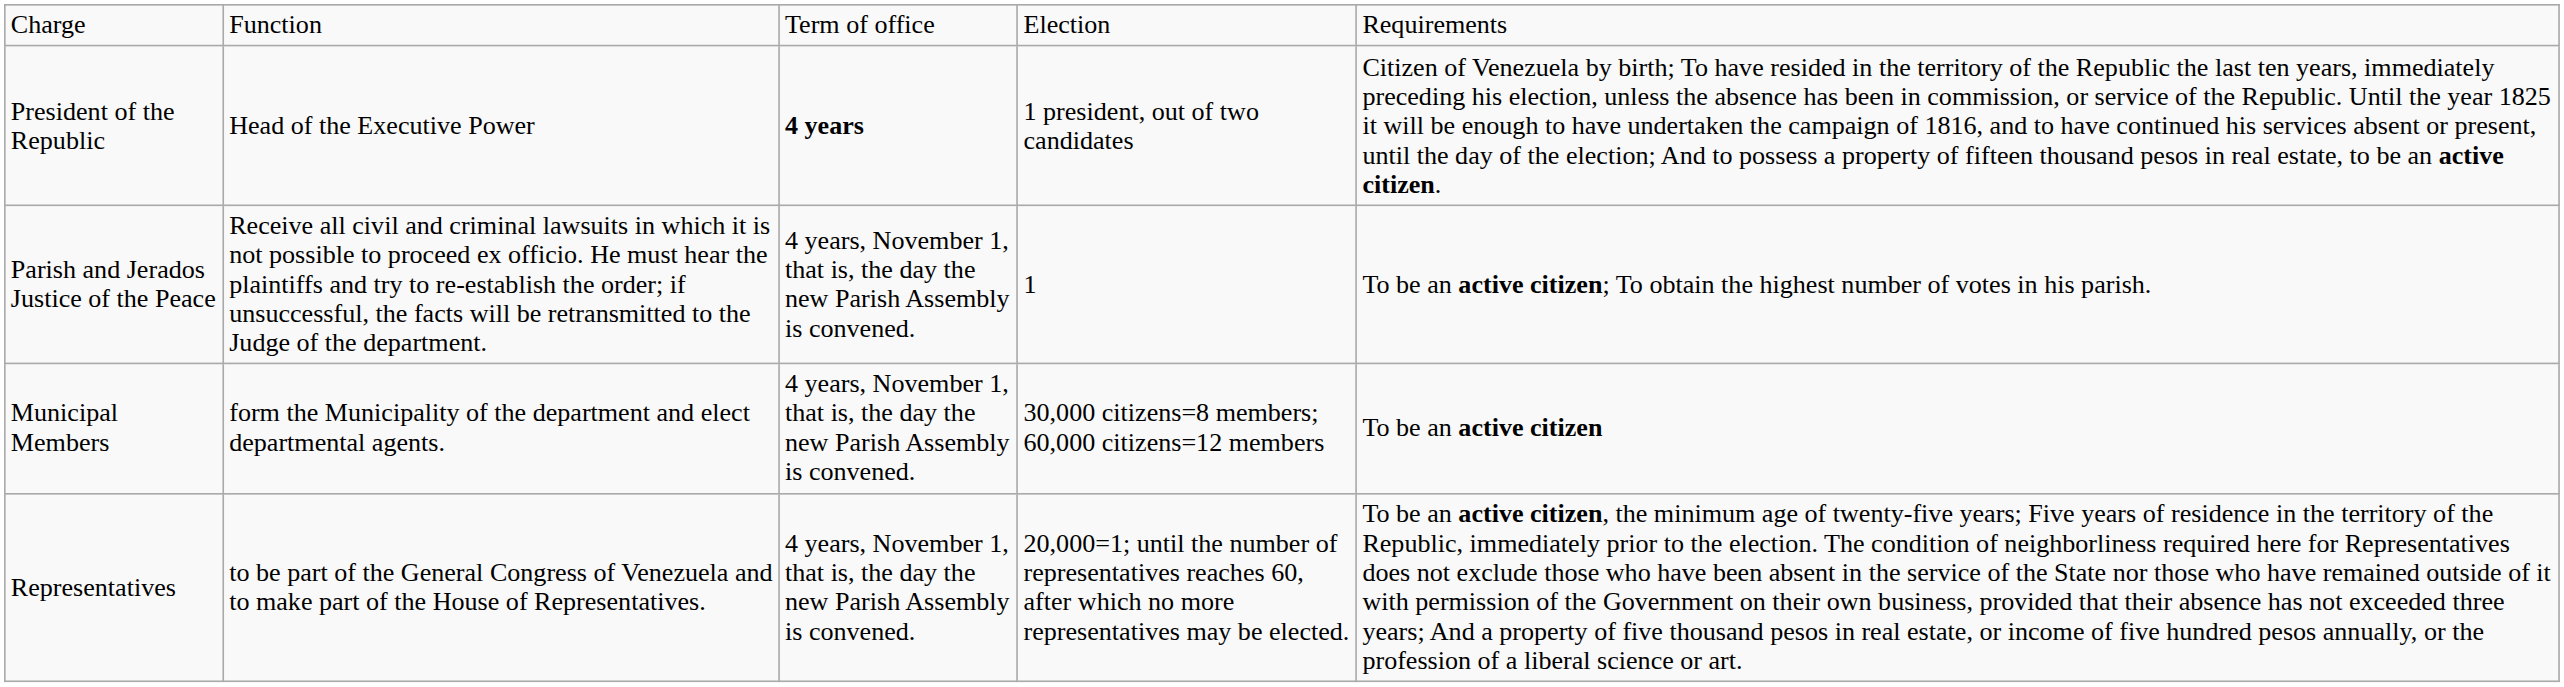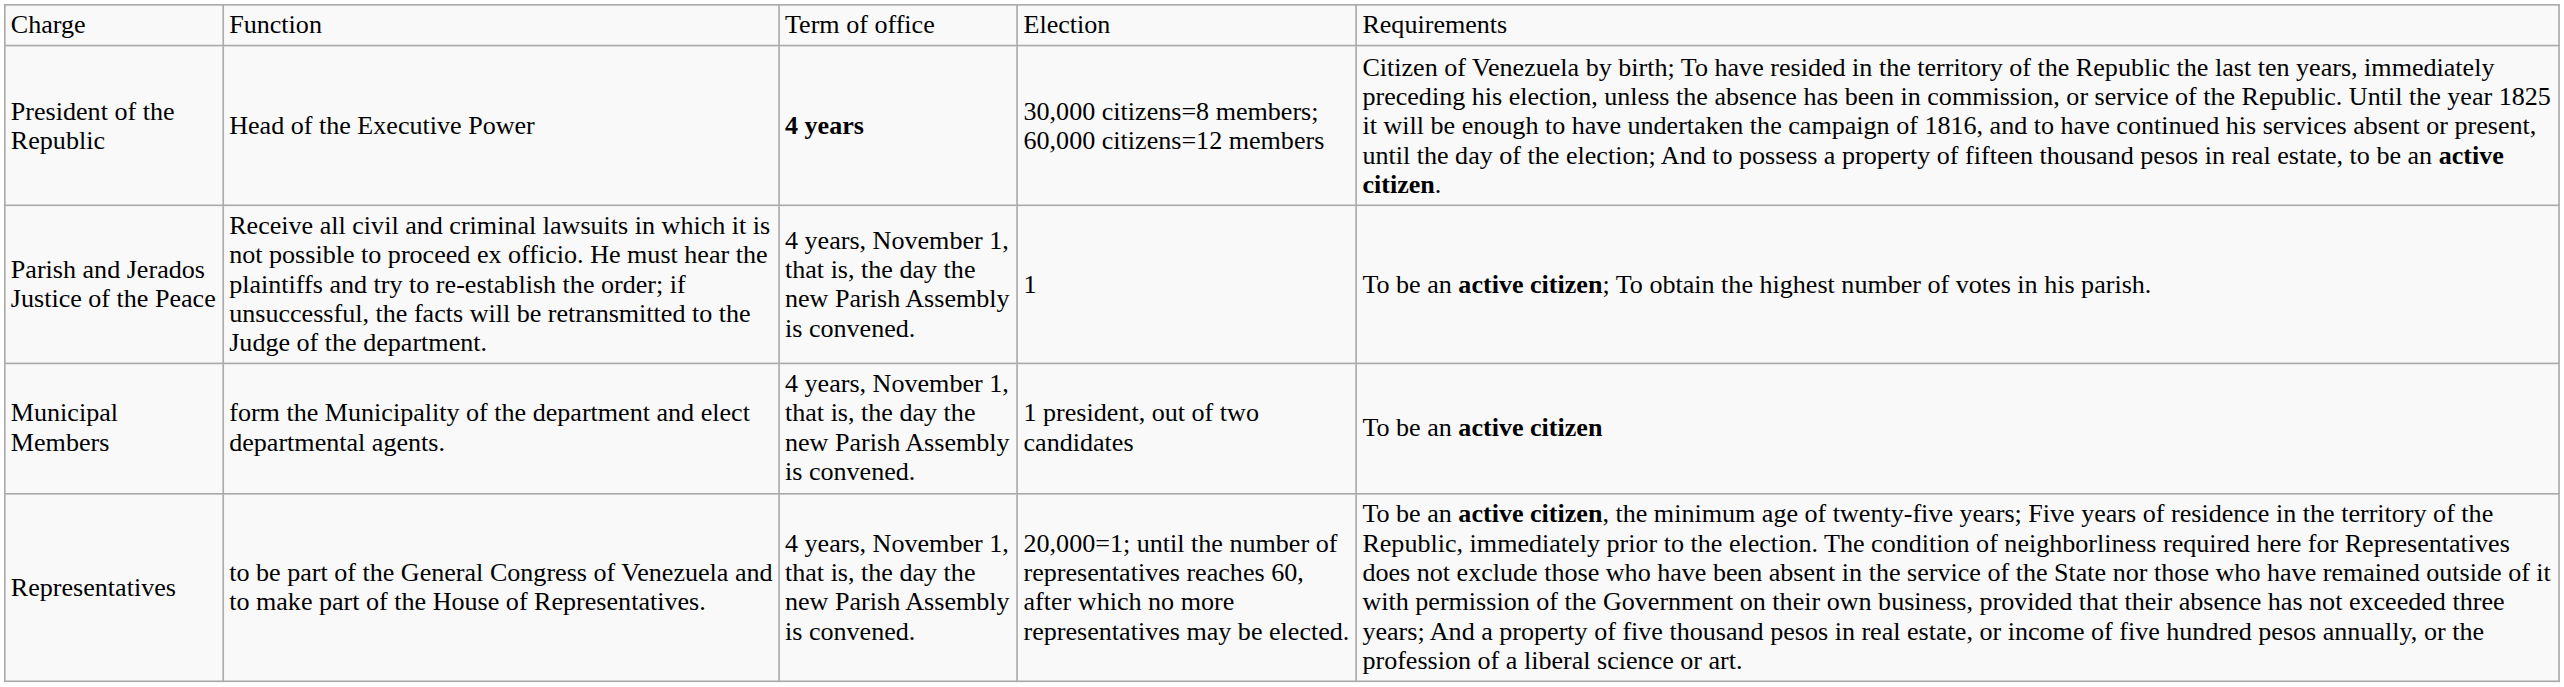(1141, 125) 1 president, out of two candidates -> (1174, 125) 30,000 citizens=8 members; 60,000 citizens=12 members
(1174, 427) 30,000 citizens=8 members; 60,000 citizens=12 members -> (1141, 427) 1 president, out of two candidates
